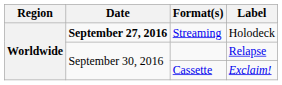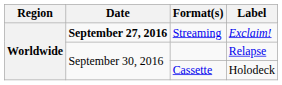(252, 32) Holodeck -> (250, 32) Exclaim!
(250, 70) Exclaim! -> (252, 70) Holodeck
